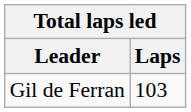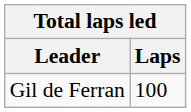(151, 90) 103 -> (151, 90) 100
